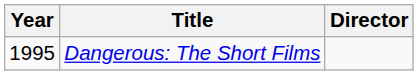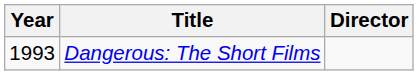(32, 53) 1995 -> (32, 53) 1993
